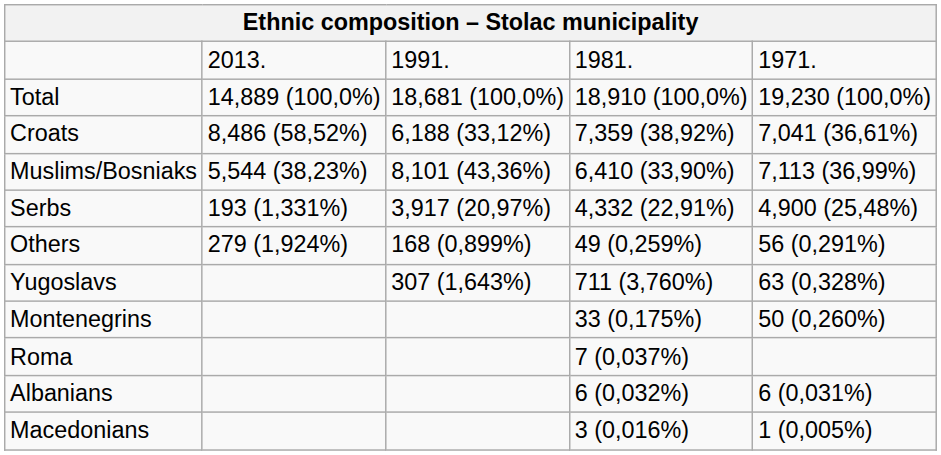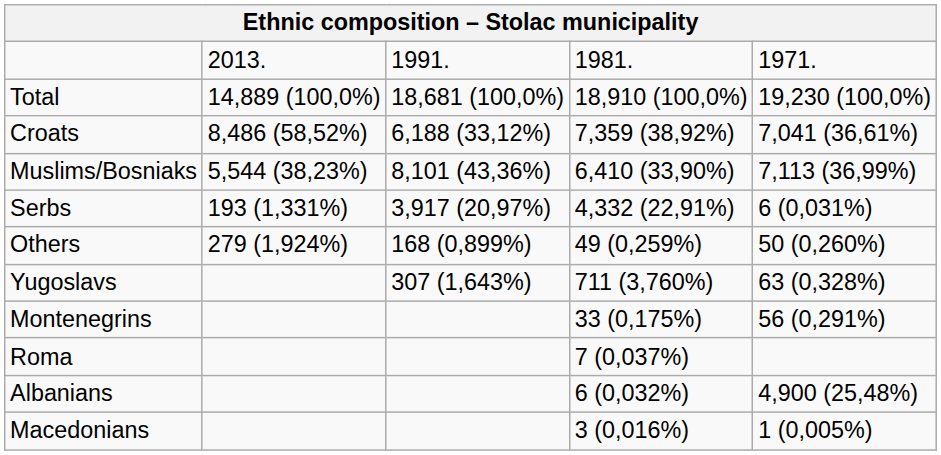(838, 208) 4,900 (25,48%) -> (815, 208) 6 (0,031%)
(822, 245) 56 (0,291%) -> (822, 245) 50 (0,260%)
(822, 319) 50 (0,260%) -> (822, 319) 56 (0,291%)
(815, 393) 6 (0,031%) -> (838, 393) 4,900 (25,48%)
